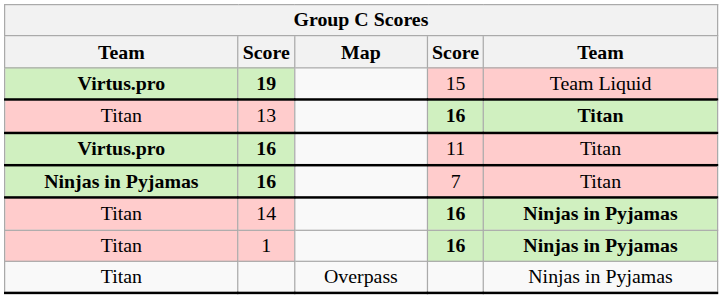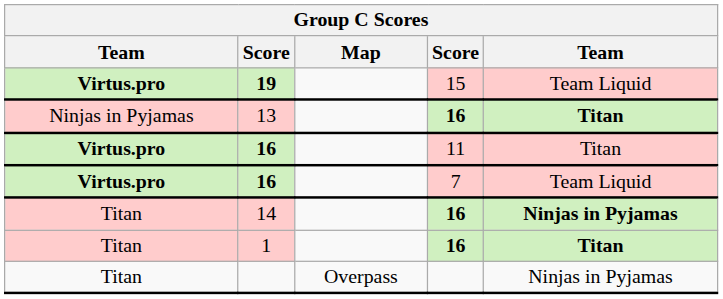(121, 115) Titan -> (121, 115) Ninjas in Pyjamas
(121, 181) Ninjas in Pyjamas -> (121, 181) Virtus.pro
(600, 181) Titan -> (600, 181) Team Liquid
(600, 245) Ninjas in Pyjamas -> (600, 245) Titan
